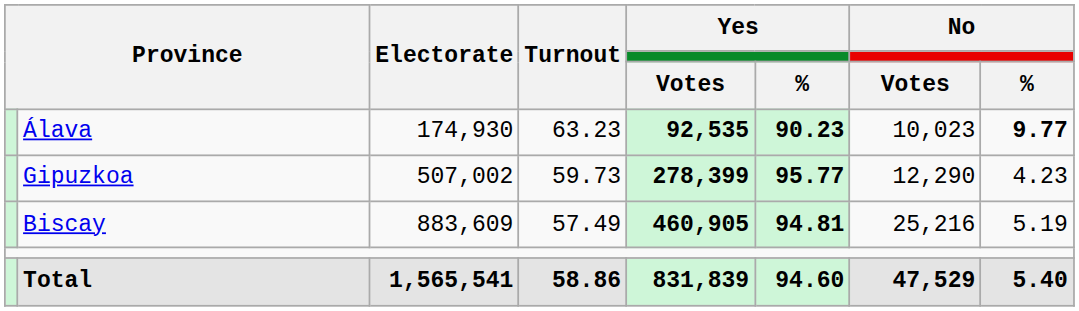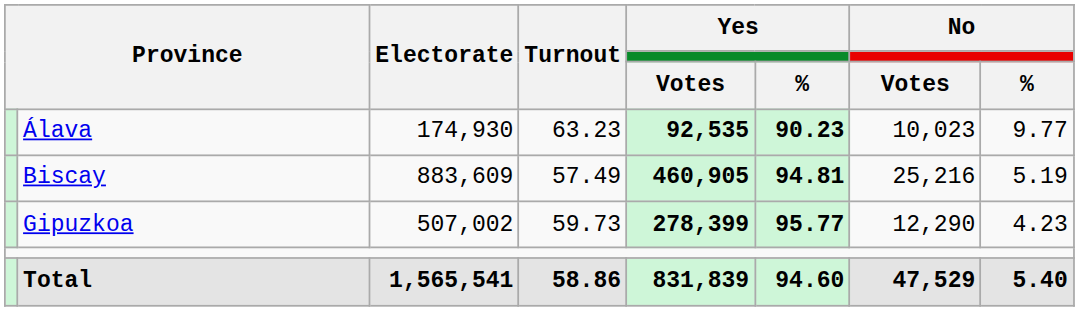(1040, 131) bold -> (1040, 131) normal
rows swapped: (65, 224) <-> (78, 177)
